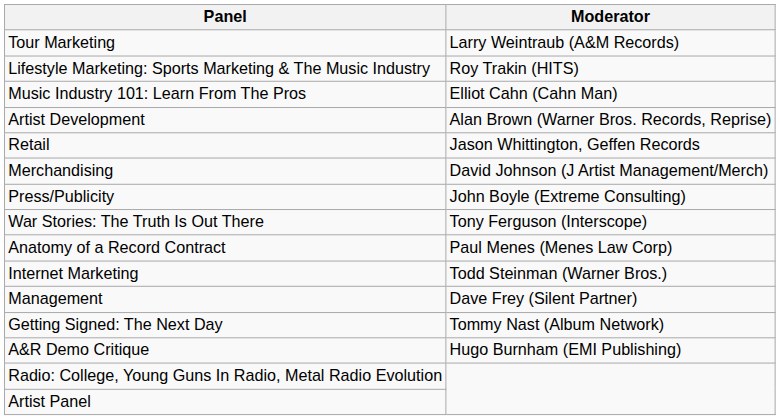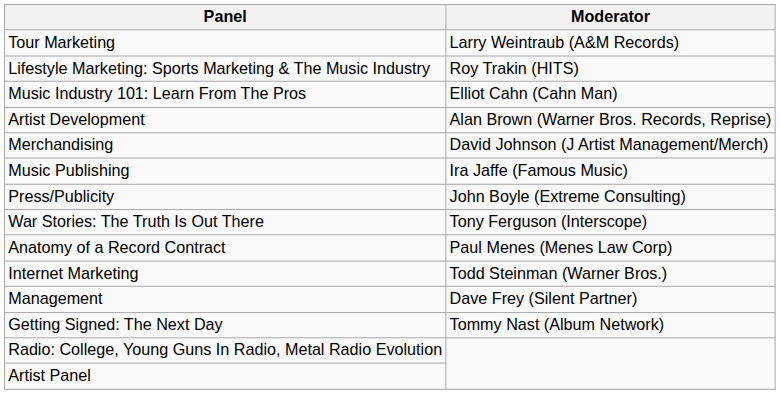- row: (29, 145)
+ row: (69, 171)
- row: (79, 350)
